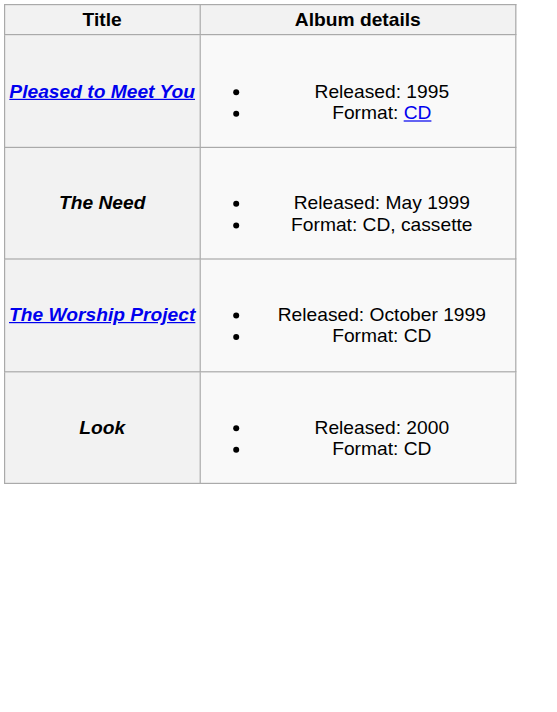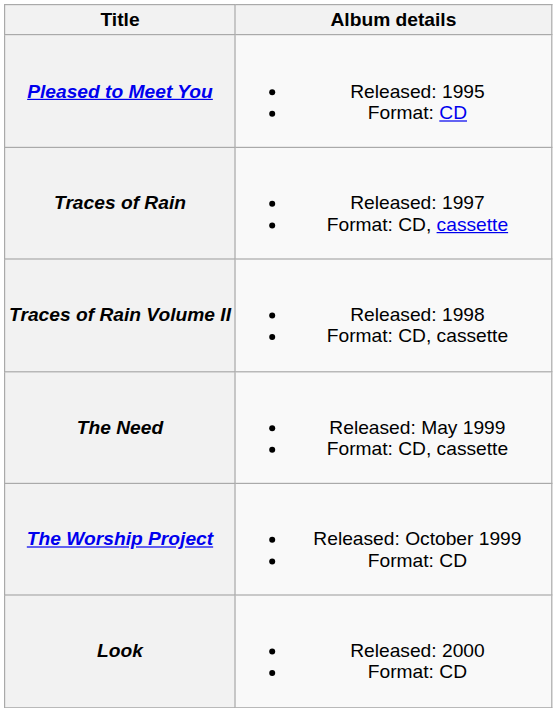+ row: (120, 203)
+ row: (120, 315)
